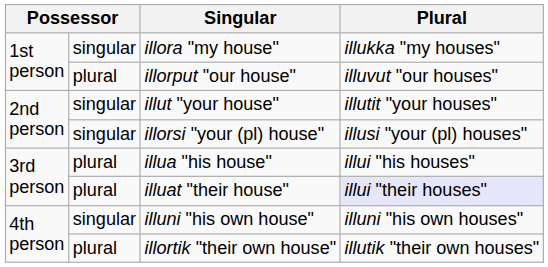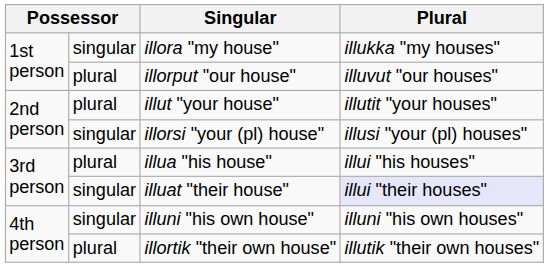(104, 104) singular -> (95, 104) plural
(95, 190) plural -> (104, 190) singular
